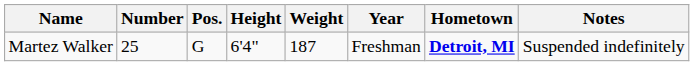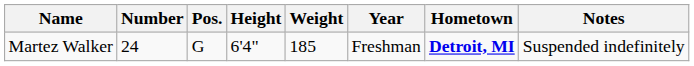(130, 46) 25 -> (130, 46) 24
(303, 46) 187 -> (303, 46) 185
